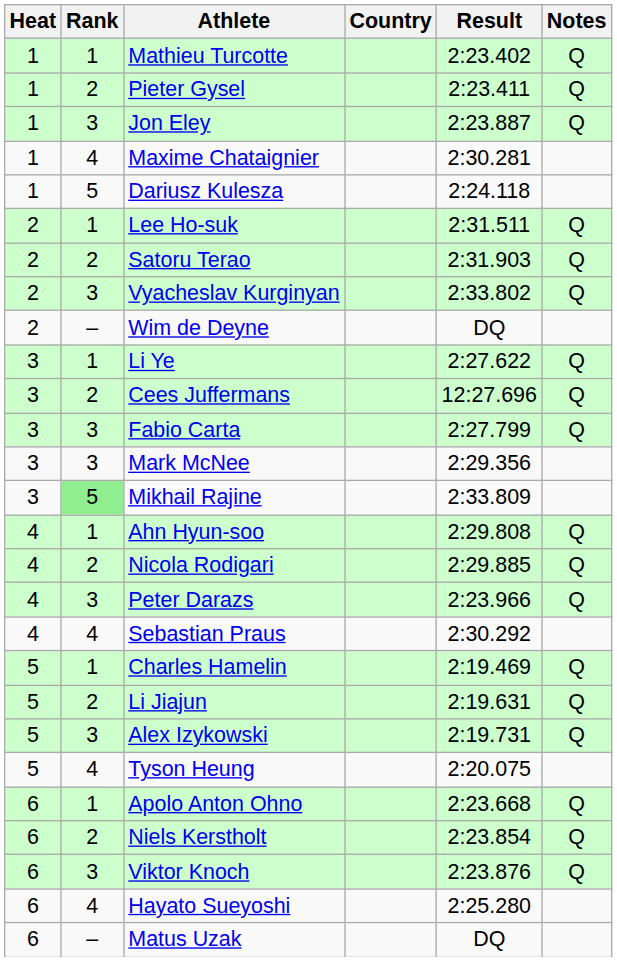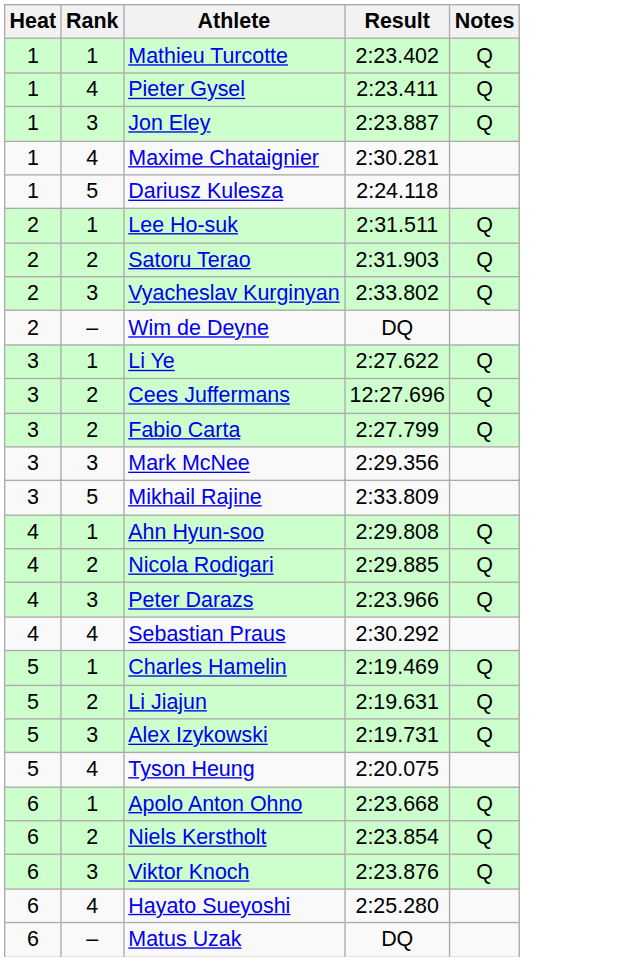- column: (391, 21)
(92, 89) 2 -> (92, 89) 4
(92, 429) 3 -> (92, 429) 2
(92, 497) lightgreen background -> (92, 497) no background
